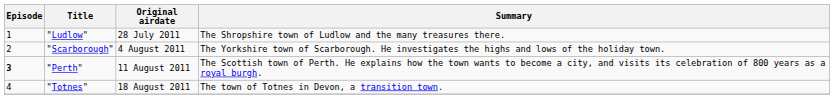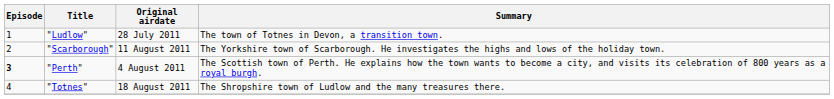(353, 35) The Shropshire town of Ludlow and the many treasures there. -> (322, 35) The town of Totnes in Devon, a transition town.
(151, 49) 4 August 2011 -> (154, 49) 11 August 2011
(154, 68) 11 August 2011 -> (151, 68) 4 August 2011
(322, 87) The town of Totnes in Devon, a transition town. -> (353, 87) The Shropshire town of Ludlow and the many treasures there.
